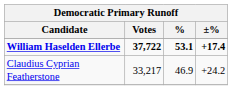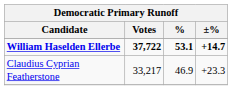(213, 47) +17.4 -> (213, 47) +14.7
(213, 70) +24.2 -> (213, 70) +23.3
